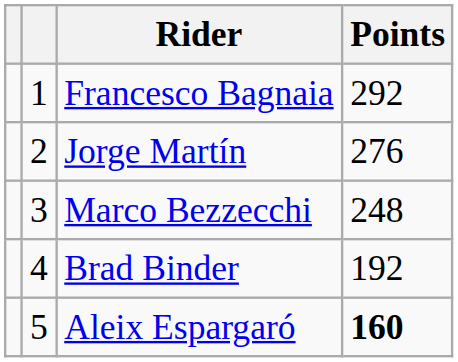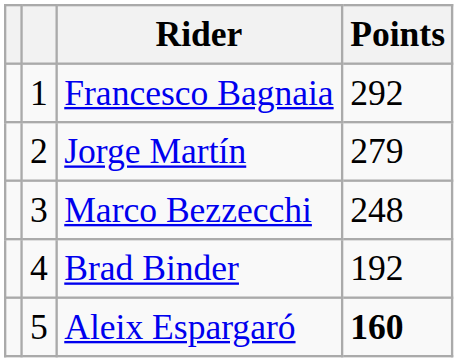(377, 151) 276 -> (377, 151) 279
